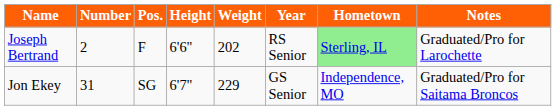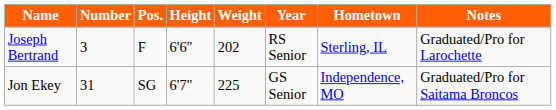(84, 46) 2 -> (84, 46) 3
(354, 46) lightgreen background -> (354, 46) no background
(229, 85) 229 -> (229, 85) 225
